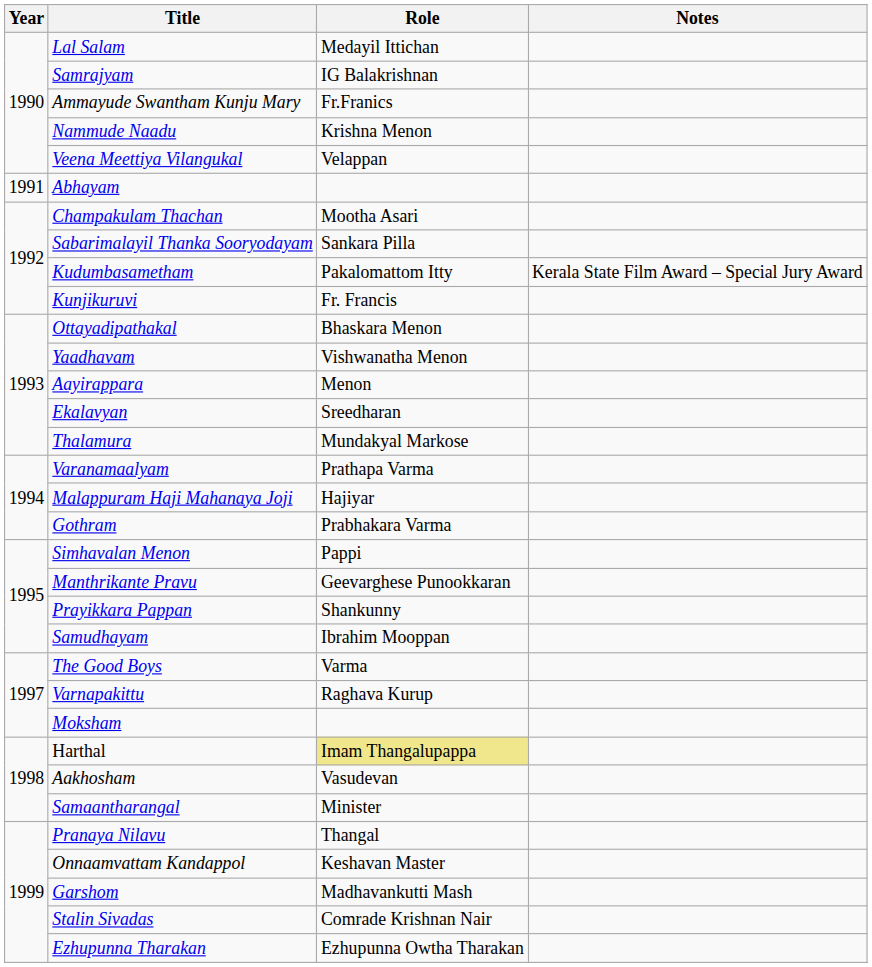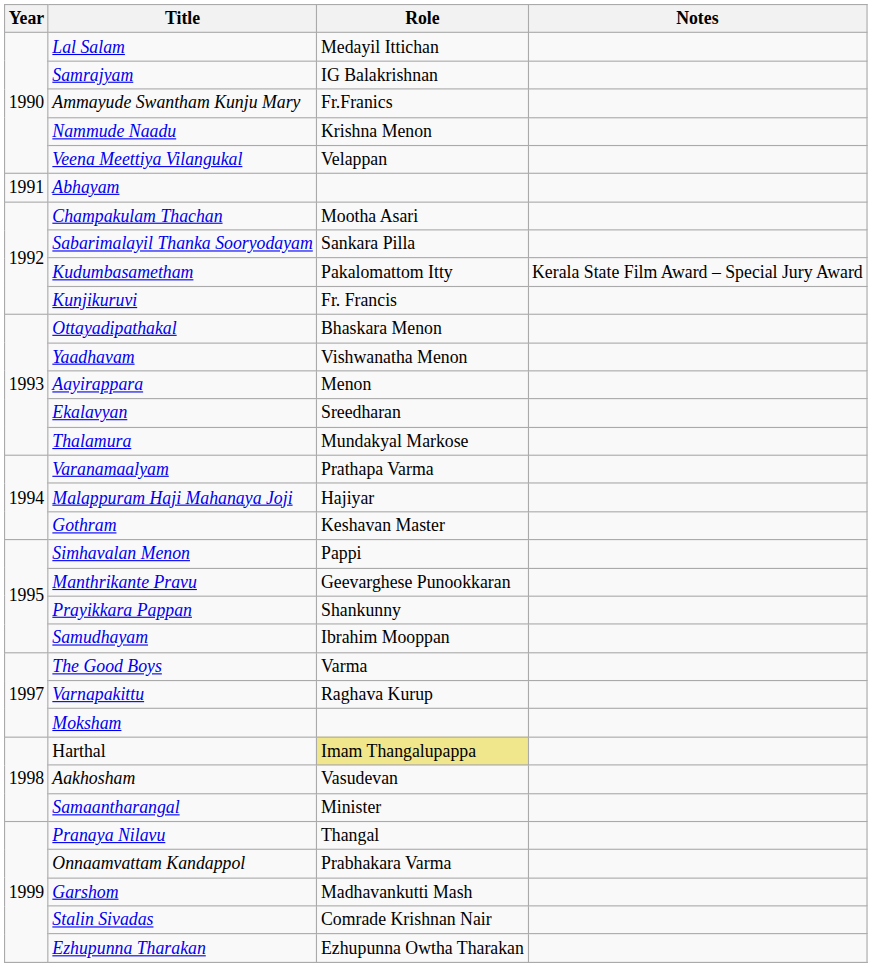(386, 525) Prabhakara Varma -> (383, 525) Keshavan Master
(383, 863) Keshavan Master -> (386, 863) Prabhakara Varma
